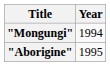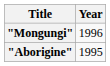(91, 33) 1994 -> (91, 33) 1996
